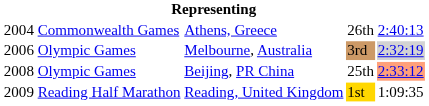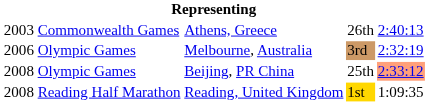(19, 29) 2004 -> (19, 29) 2003
(401, 50) lightgrey background -> (401, 50) no background
(19, 92) 2009 -> (19, 92) 2008
